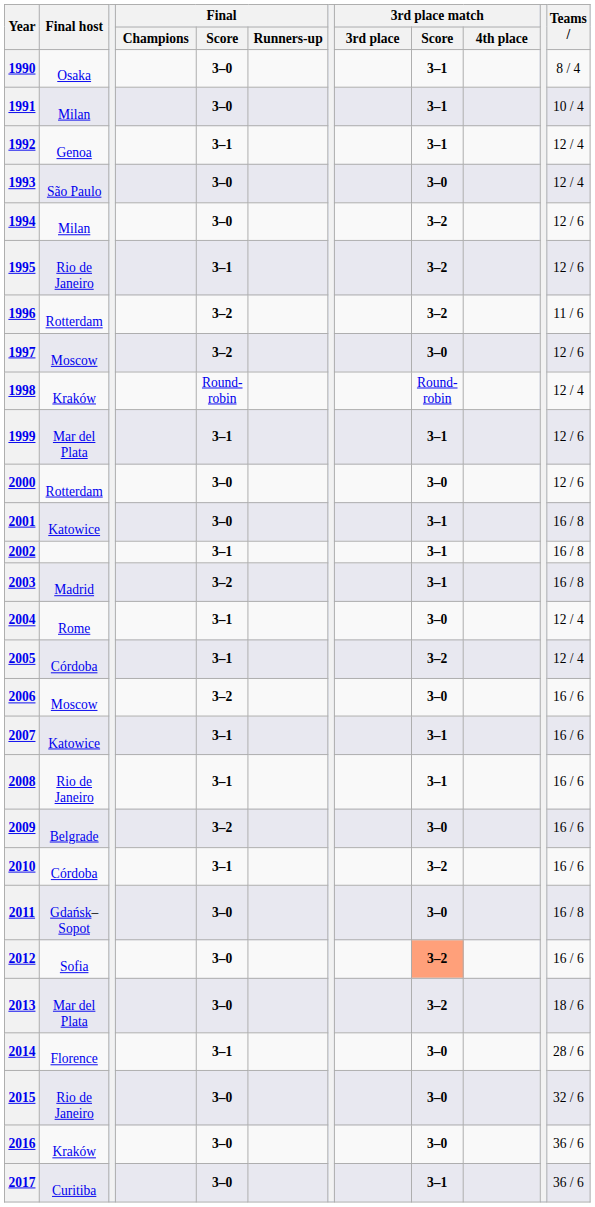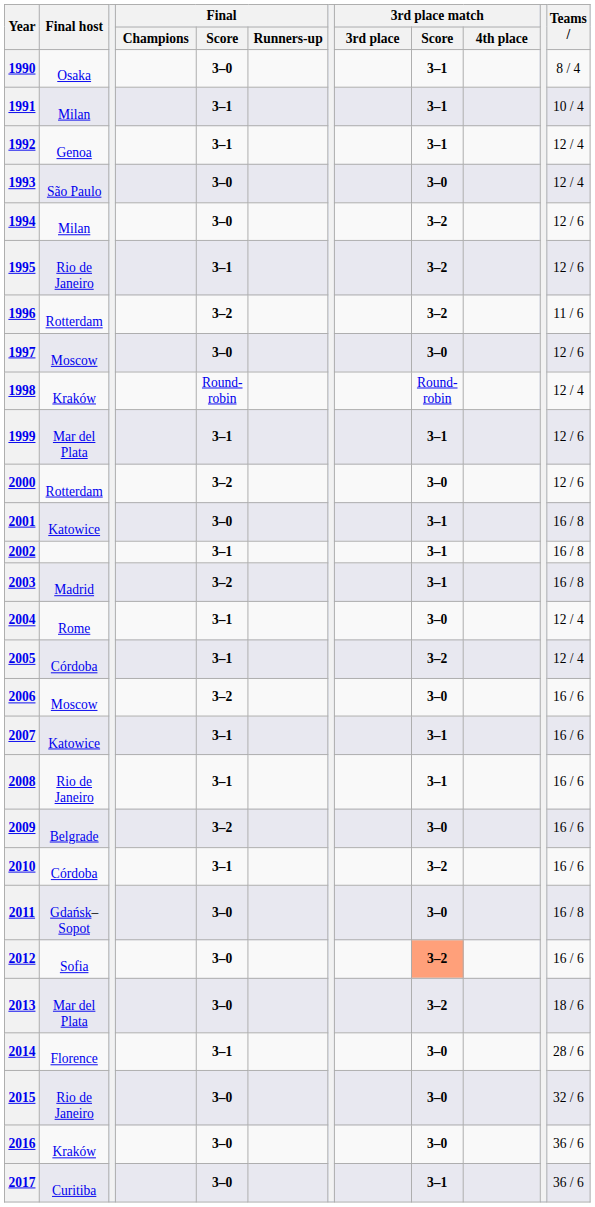(222, 106) 3–0 -> (222, 106) 3–1
(222, 352) 3–2 -> (222, 352) 3–0
(222, 483) 3–0 -> (222, 483) 3–2
